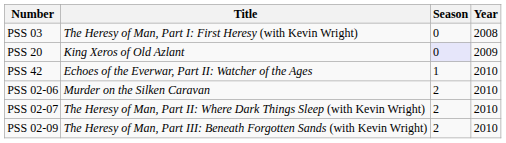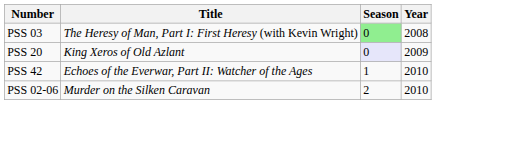(436, 33) no background -> (366, 33) lightgreen background
- row: (33, 109)
- row: (33, 128)
